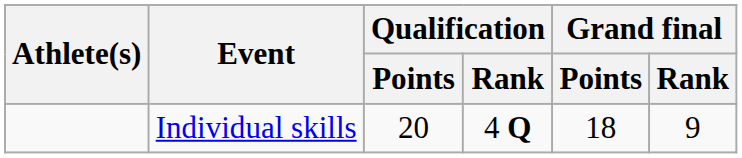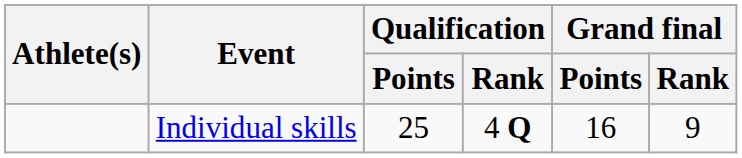(414, 127) 20 -> (414, 127) 25
(601, 127) 18 -> (601, 127) 16
